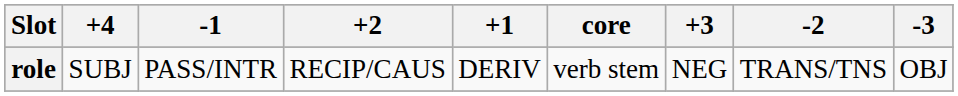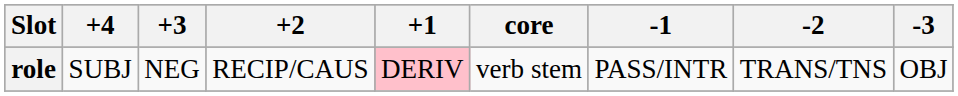columns swapped: (699, 25) <-> (211, 25)
(500, 68) no background -> (422, 68) pink background
